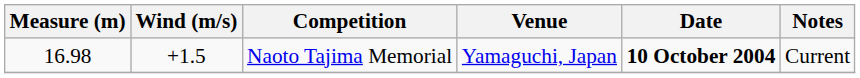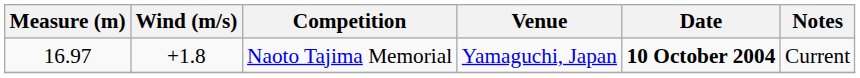(68, 55) 16.98 -> (68, 55) 16.97
(186, 55) +1.5 -> (186, 55) +1.8
